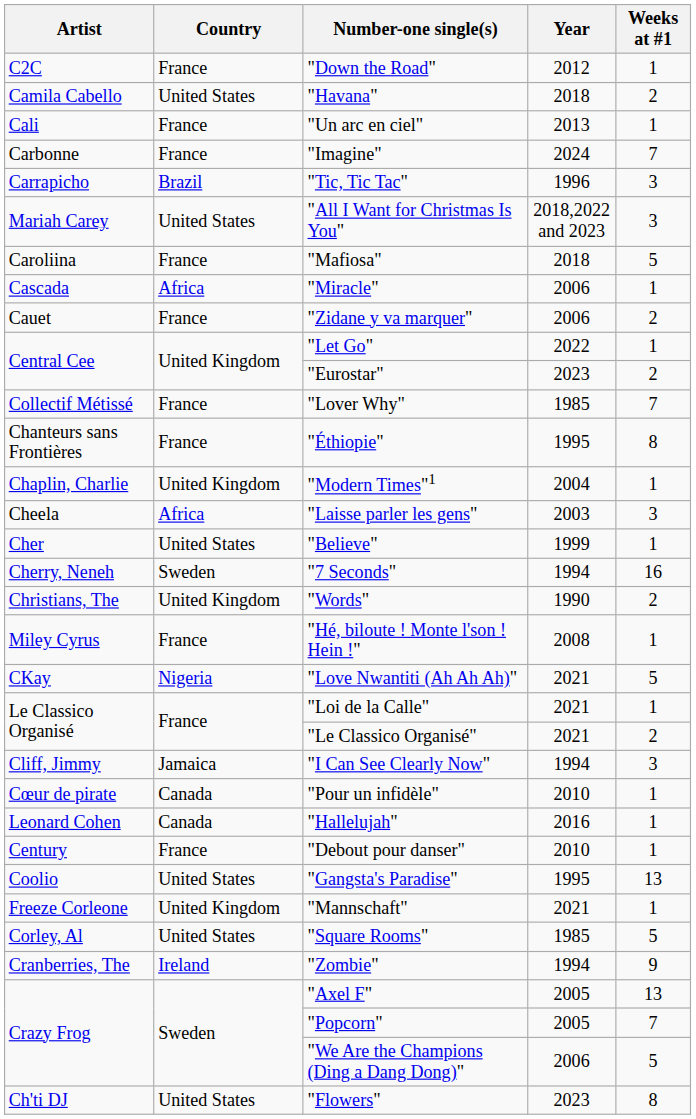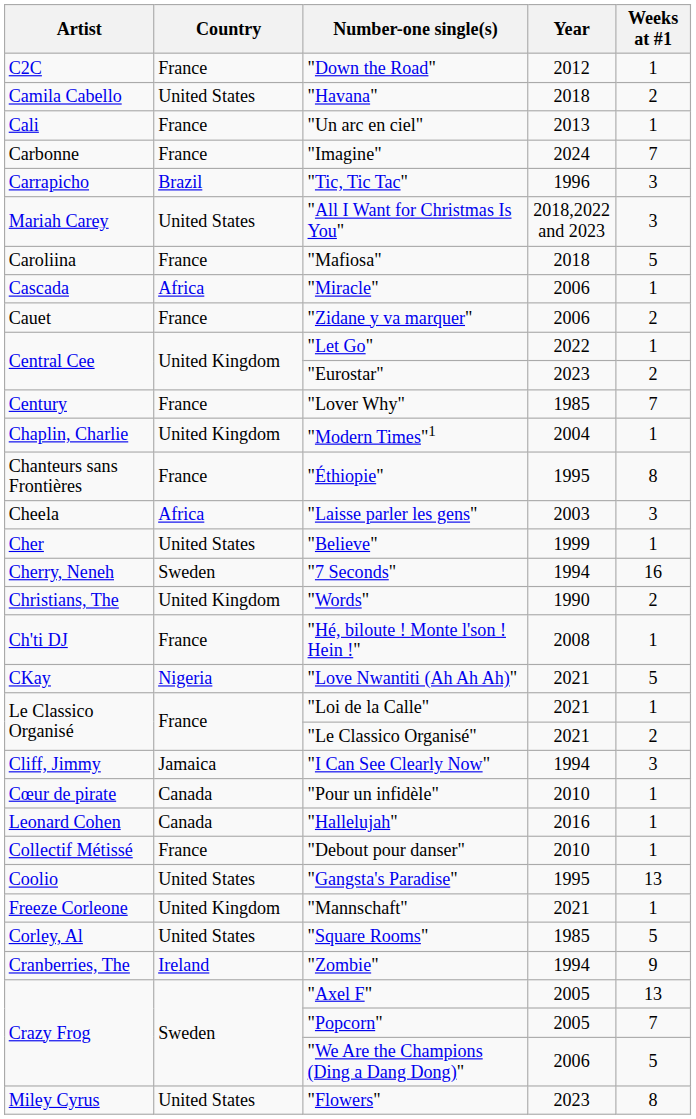(71, 403) Collectif Métissé -> (38, 403) Century
rows swapped: (346, 442) <-> (372, 483)
(54, 639) Miley Cyrus -> (38, 639) Ch'ti DJ
(38, 850) Century -> (71, 850) Collectif Métissé
(38, 1100) Ch'ti DJ -> (54, 1100) Miley Cyrus
